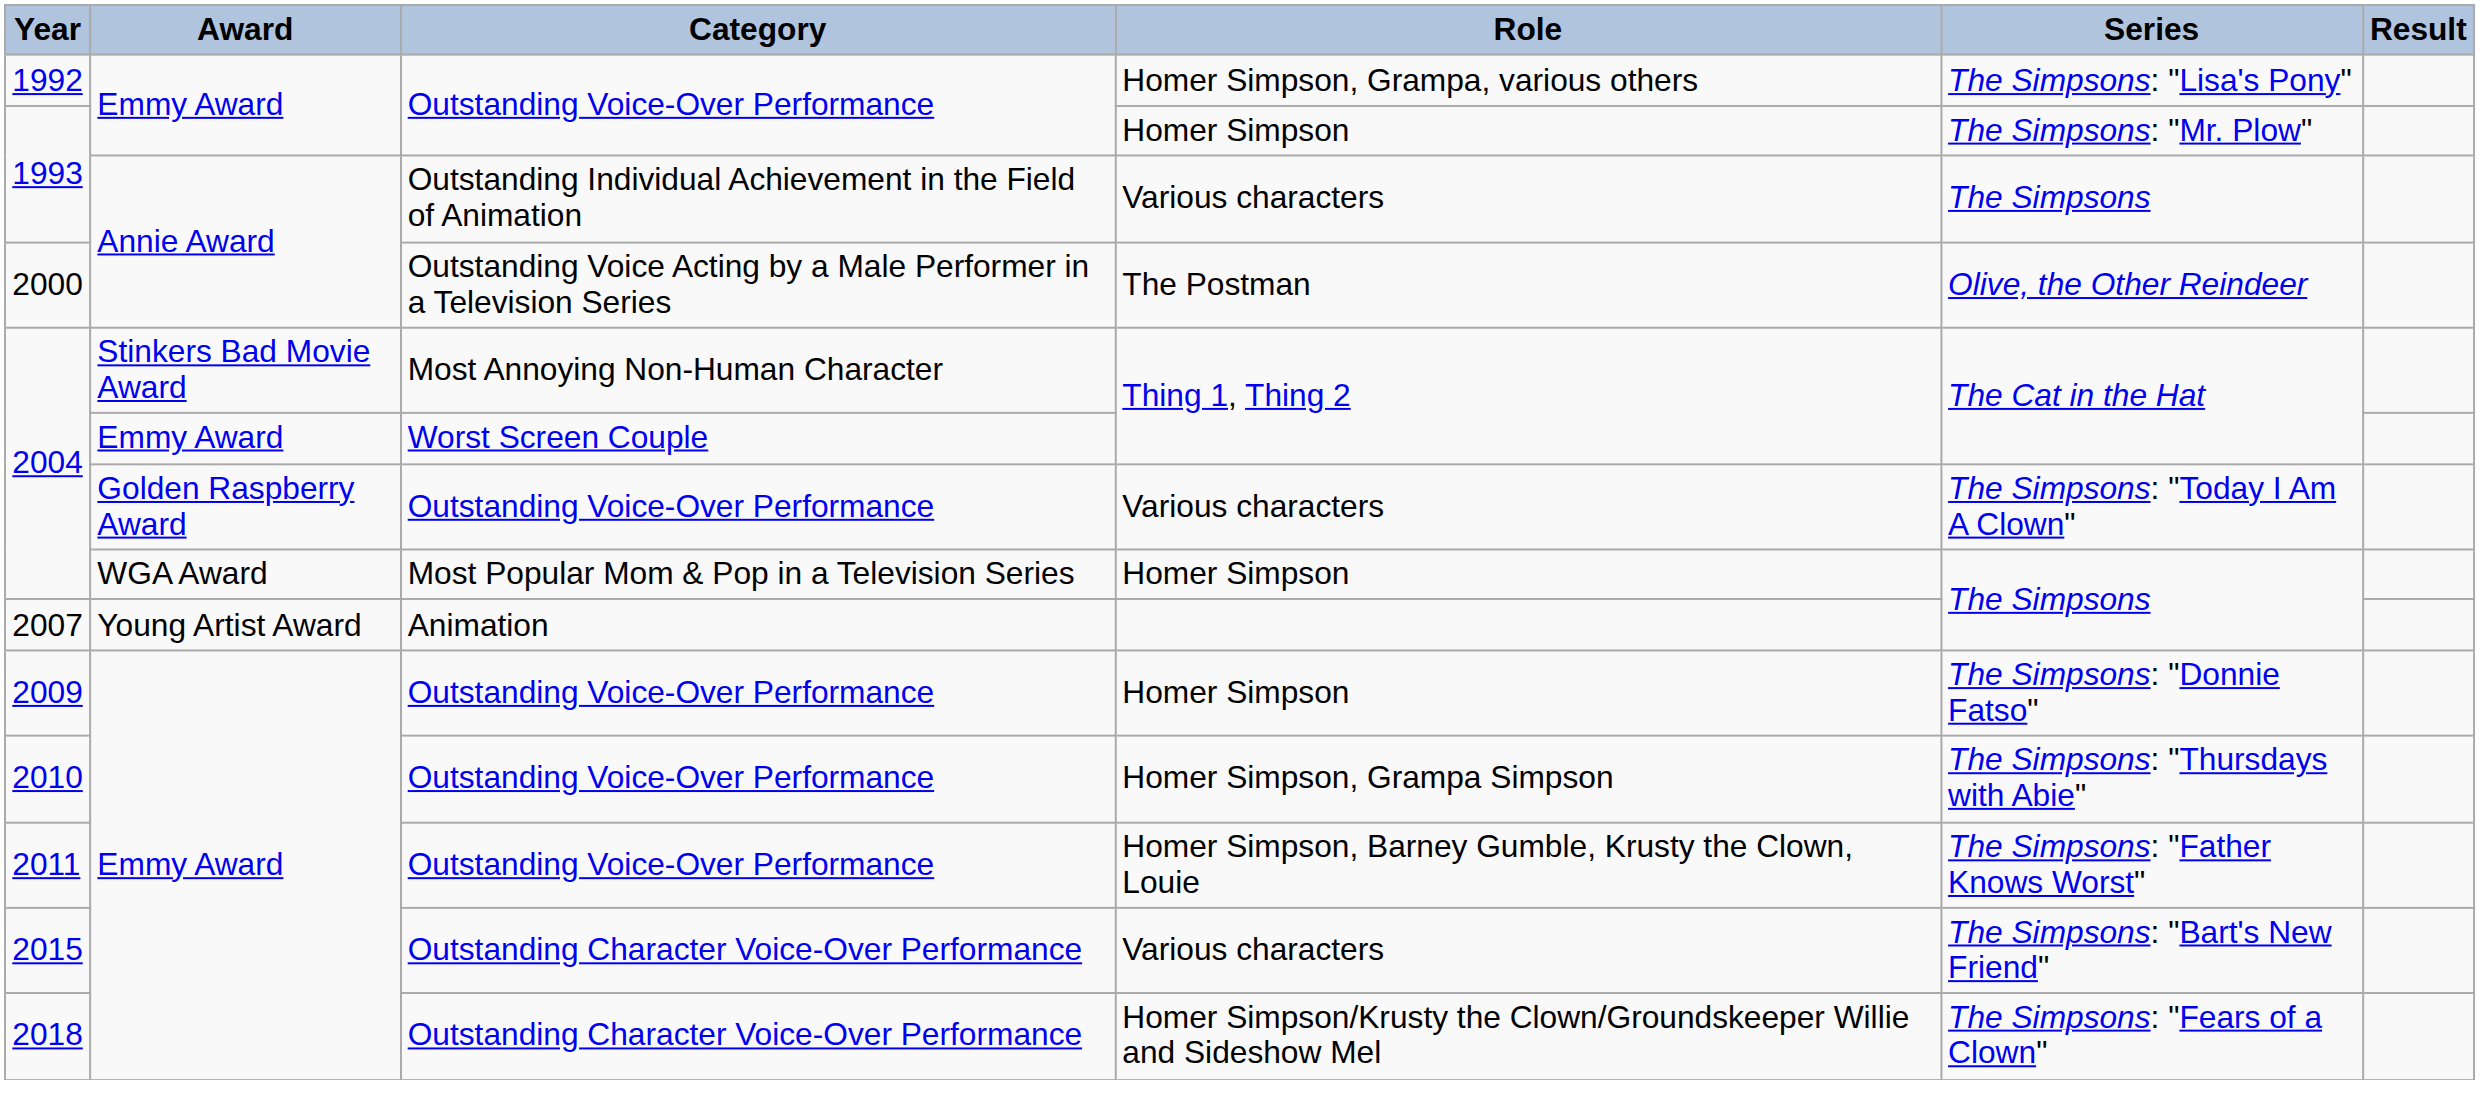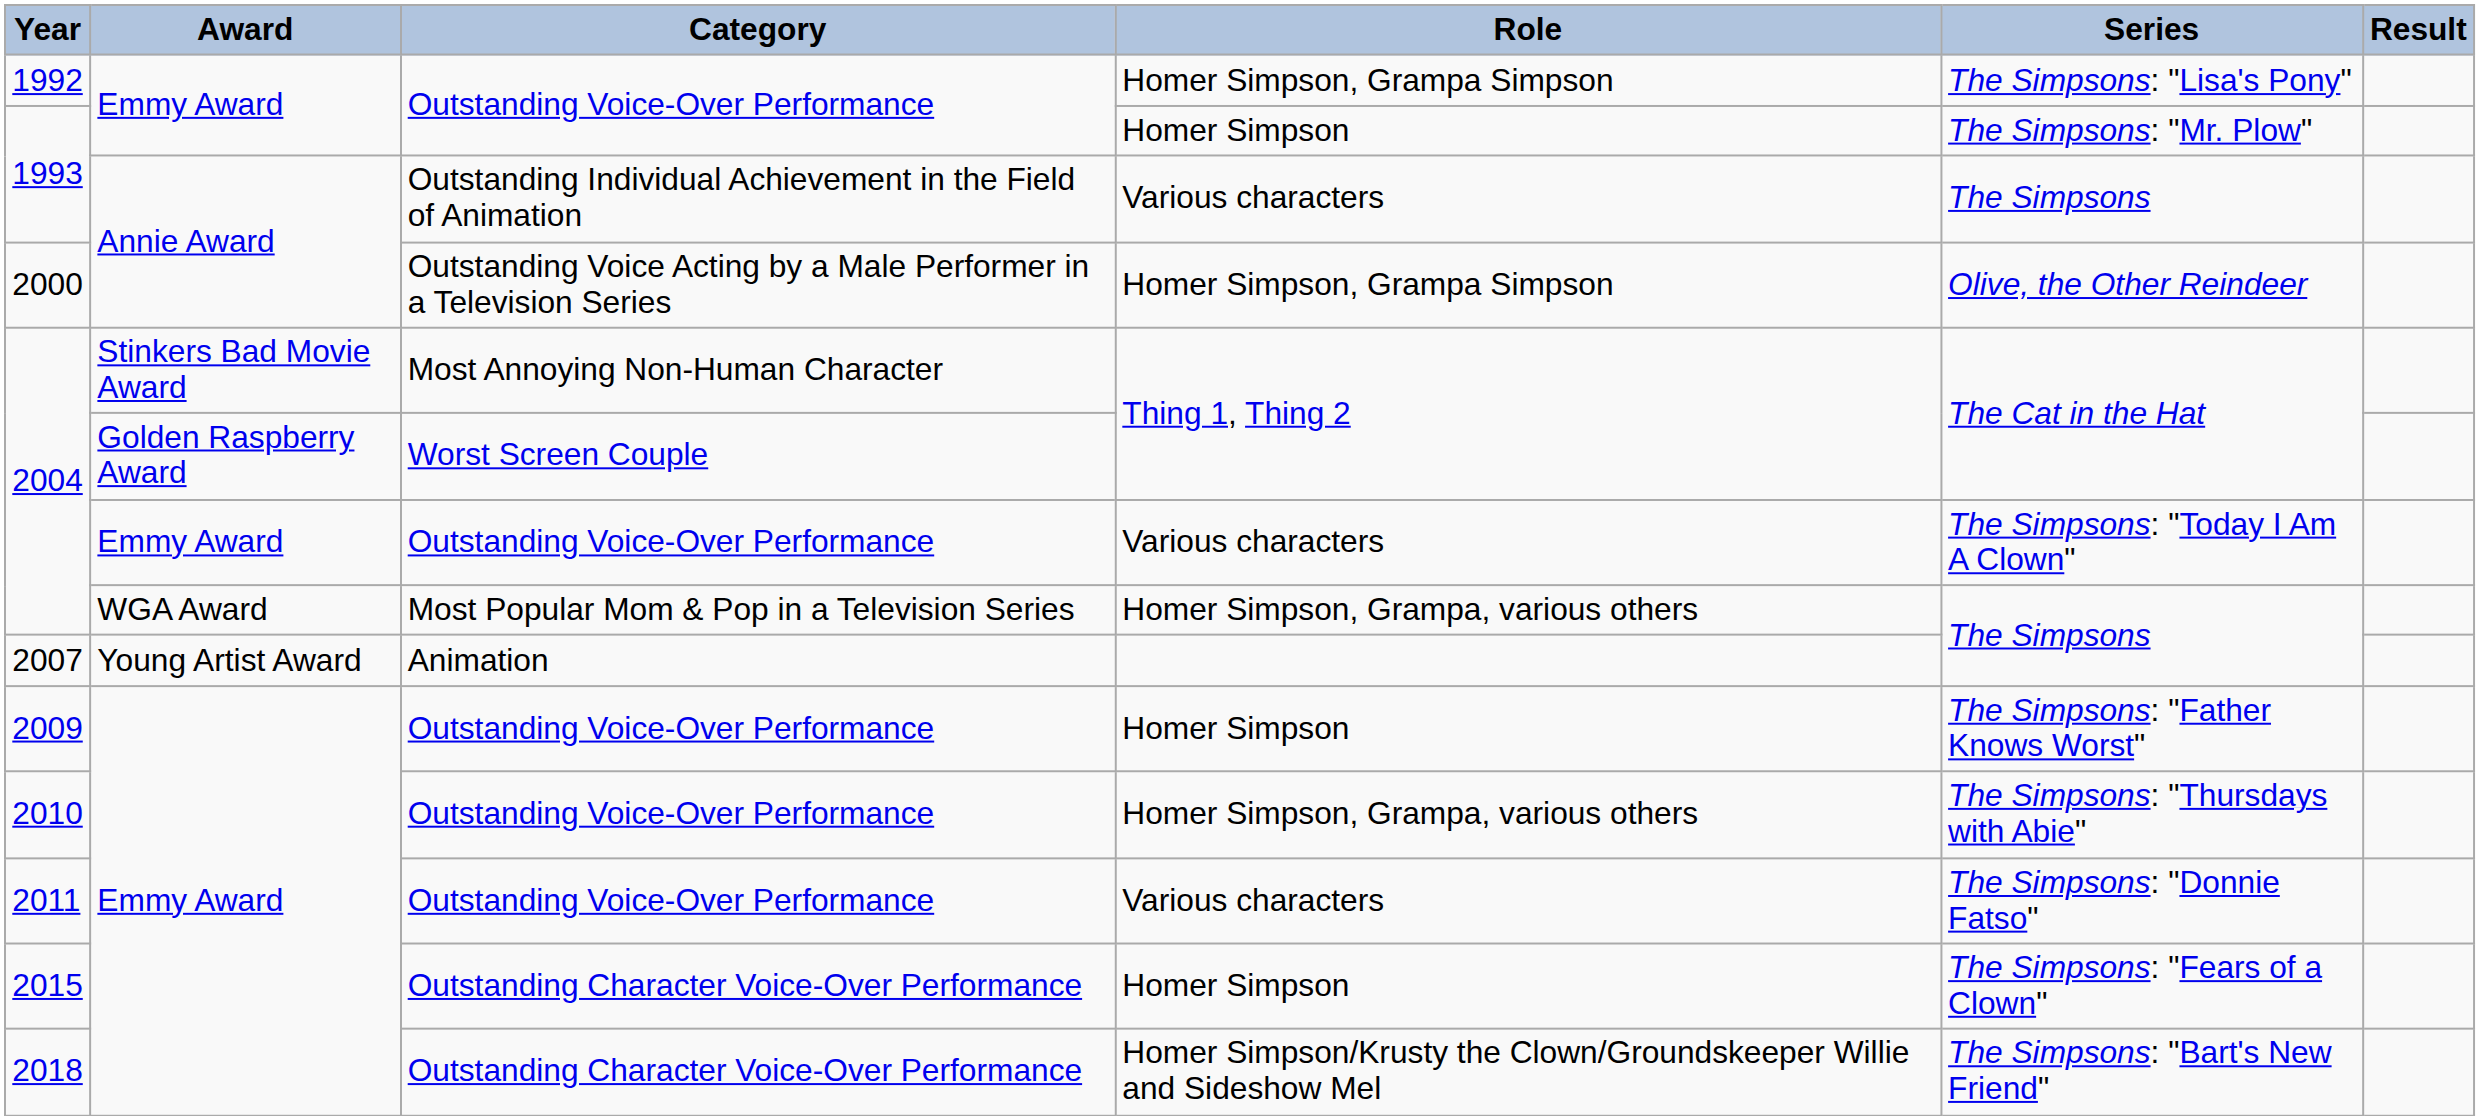(1410, 79) Homer Simpson, Grampa, various others -> (1368, 79) Homer Simpson, Grampa Simpson
(1217, 284) The Postman -> (1368, 284) Homer Simpson, Grampa Simpson
(190, 437) Emmy Award -> (226, 455) Golden Raspberry Award
(226, 506) Golden Raspberry Award -> (190, 541) Emmy Award
(1236, 574) Homer Simpson -> (1410, 609) Homer Simpson, Grampa, various others
(2114, 692) The Simpsons: "Donnie Fatso" -> (2110, 728) The Simpsons: "Father Knows Worst"
(1368, 778) Homer Simpson, Grampa Simpson -> (1410, 813) Homer Simpson, Grampa, various others
(1488, 864) Homer Simpson, Barney Gumble, Krusty the Clown, Louie -> (1253, 899) Various characters
(2110, 864) The Simpsons: "Father Knows Worst" -> (2114, 899) The Simpsons: "Donnie Fatso"
(1253, 950) Various characters -> (1236, 985) Homer Simpson
(2140, 950) The Simpsons: "Bart's New Friend" -> (2135, 985) The Simpsons: "Fears of a Clown"
(2135, 1035) The Simpsons: "Fears of a Clown" -> (2140, 1071) The Simpsons: "Bart's New Friend"
